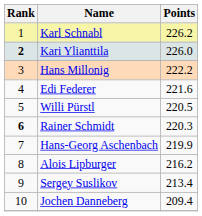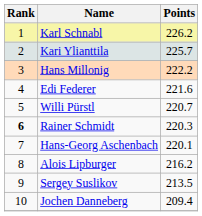(21, 51) bold -> (21, 51) normal
(179, 51) 226.0 -> (179, 51) 225.7
(179, 107) 220.5 -> (179, 107) 220.7
(179, 145) 219.9 -> (179, 145) 220.1
(179, 182) 213.4 -> (179, 182) 213.5
